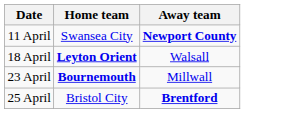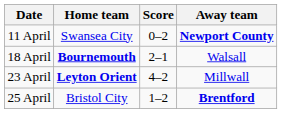+ column: (158, 14)
(97, 56) Leyton Orient -> (97, 56) Bournemouth
(97, 77) Bournemouth -> (97, 77) Leyton Orient
